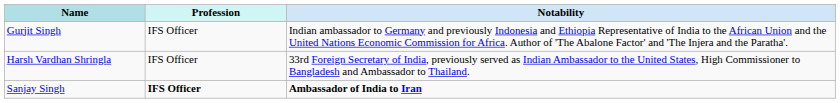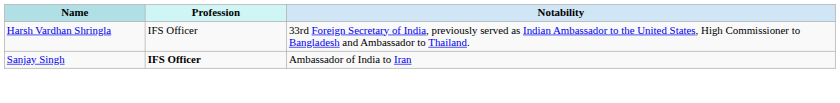- row: (34, 30)
(355, 89) bold -> (350, 59) normal
